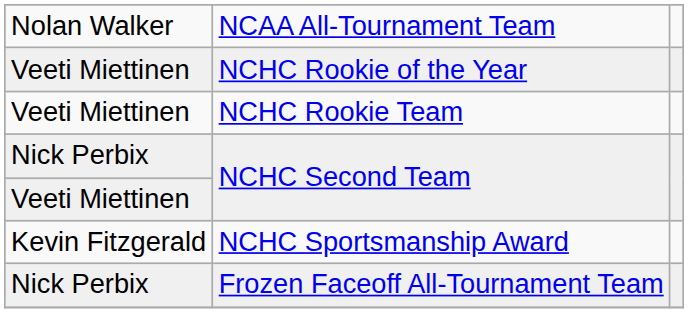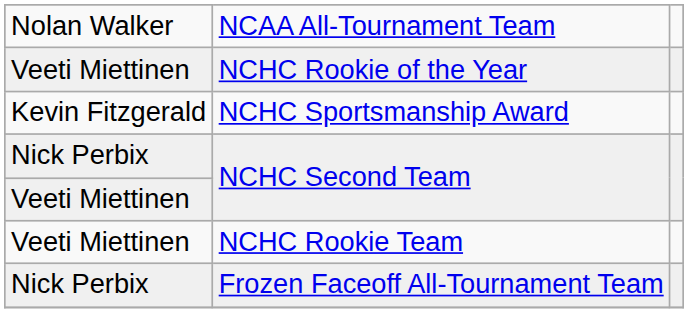rows swapped: (109, 241) <-> (100, 112)
